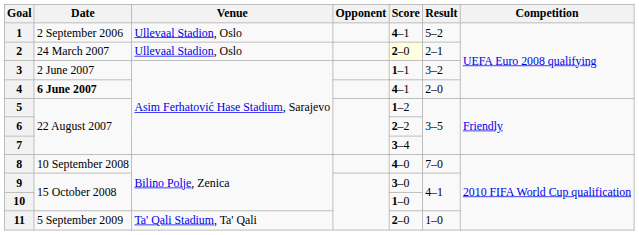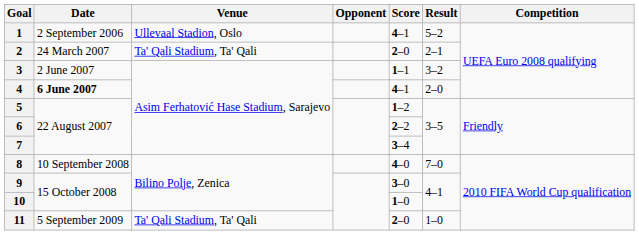(188, 51) Ullevaal Stadion, Oslo -> (196, 51) Ta' Qali Stadium, Ta' Qali
(401, 51) lightyellow background -> (401, 51) no background
